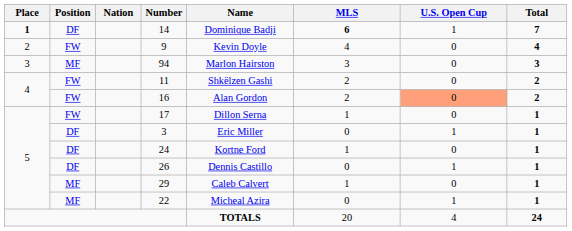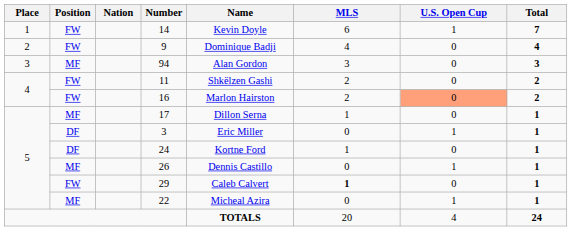(27, 30) bold -> (27, 30) normal
(73, 30) DF -> (73, 30) FW
(240, 30) Dominique Badji -> (240, 30) Kevin Doyle
(347, 30) bold -> (347, 30) normal
(240, 47) Kevin Doyle -> (240, 47) Dominique Badji
(240, 64) Marlon Hairston -> (240, 64) Alan Gordon
(240, 98) Alan Gordon -> (240, 98) Marlon Hairston
(73, 115) FW -> (73, 115) MF
(73, 166) DF -> (73, 166) MF
(73, 183) MF -> (73, 183) FW
(347, 183) normal -> (347, 183) bold
